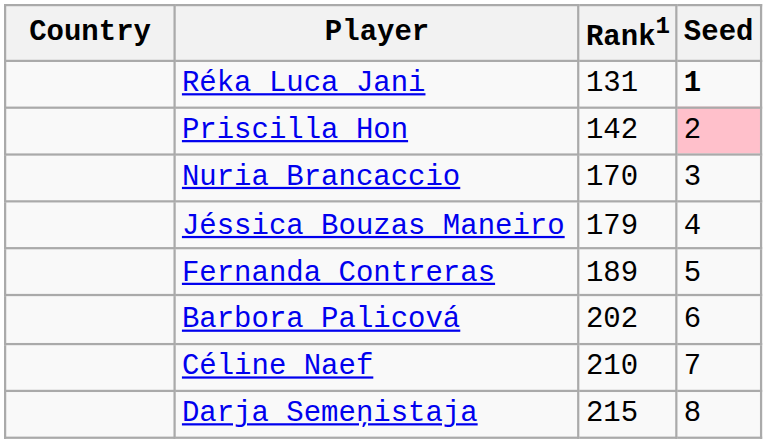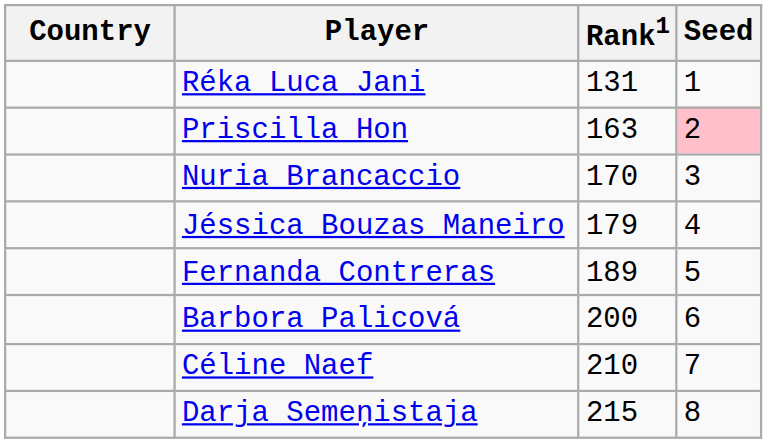(693, 83) bold -> (693, 83) normal
(612, 131) 142 -> (612, 131) 163
(612, 320) 202 -> (612, 320) 200
